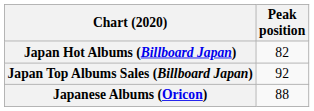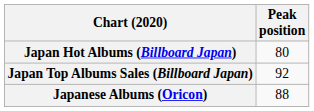(282, 52) 82 -> (282, 52) 80
